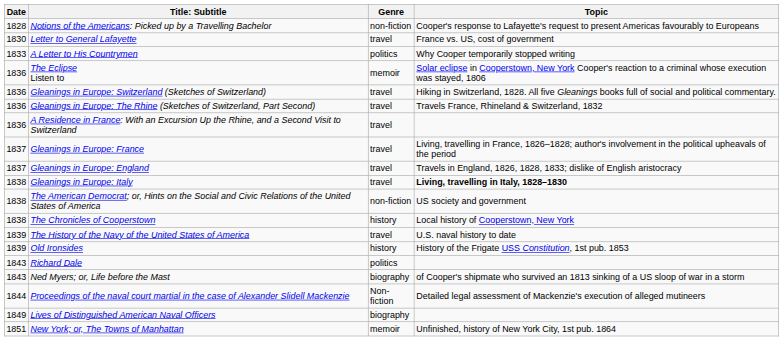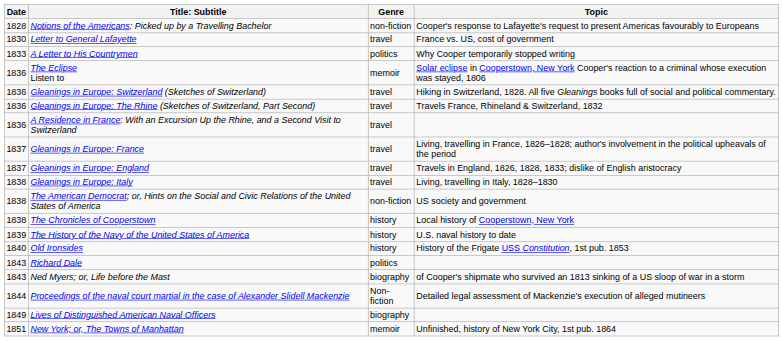(492, 183) bold -> (487, 183) normal
(381, 235) travel -> (383, 235) history
(16, 249) 1839 -> (16, 249) 1840
